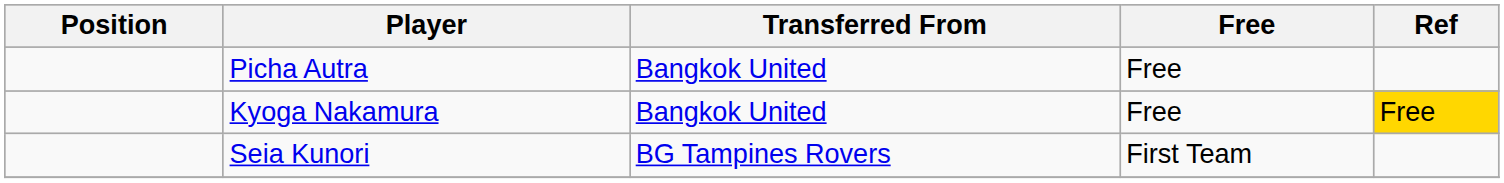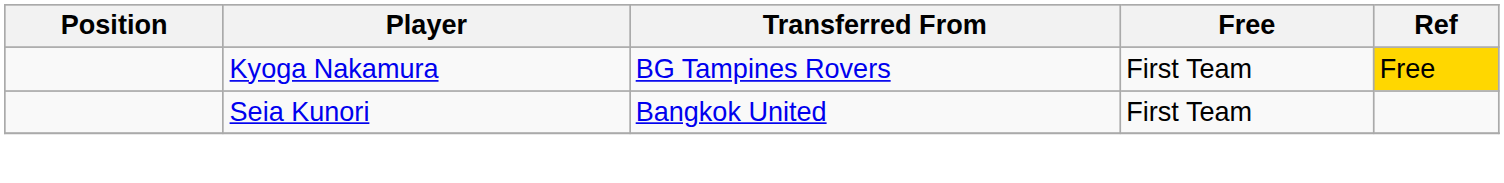- row: (299, 68)
(731, 111) Bangkok United -> (763, 68) BG Tampines Rovers
(1154, 111) Free -> (1189, 68) First Team
(763, 154) BG Tampines Rovers -> (731, 111) Bangkok United
